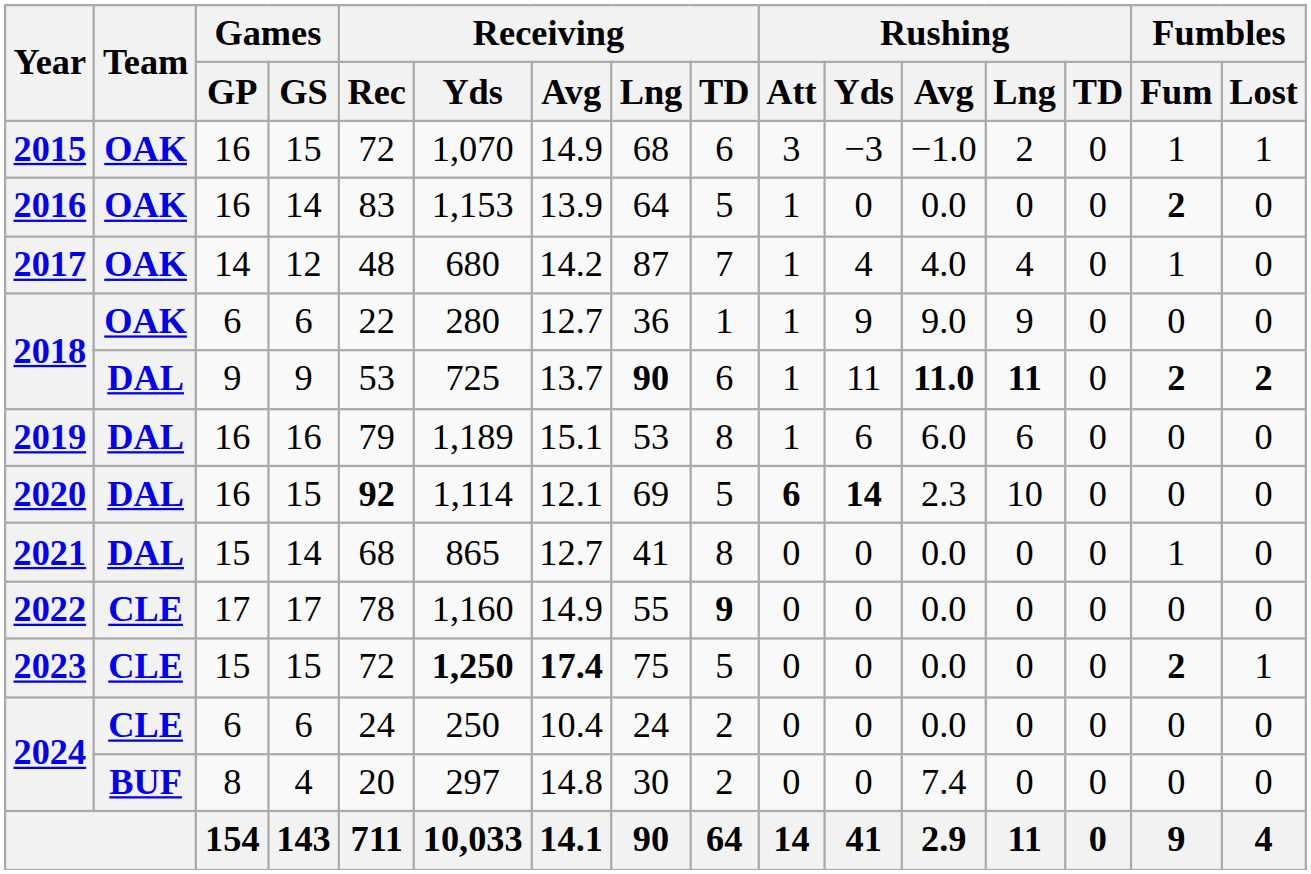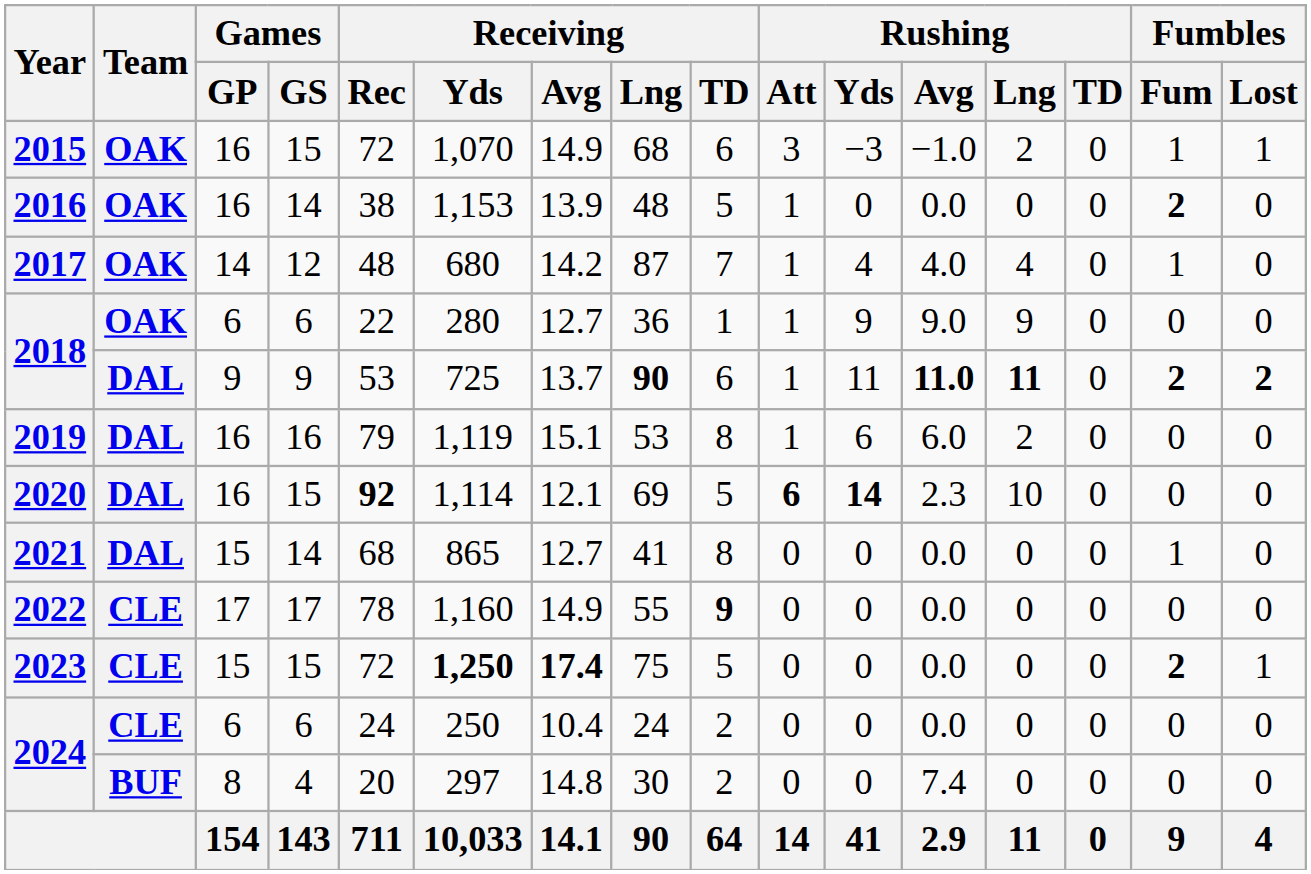(377, 206) 83 -> (377, 206) 38
(651, 206) 64 -> (651, 206) 48
(473, 436) 1,189 -> (473, 436) 1,119
(1025, 436) 6 -> (1025, 436) 2
